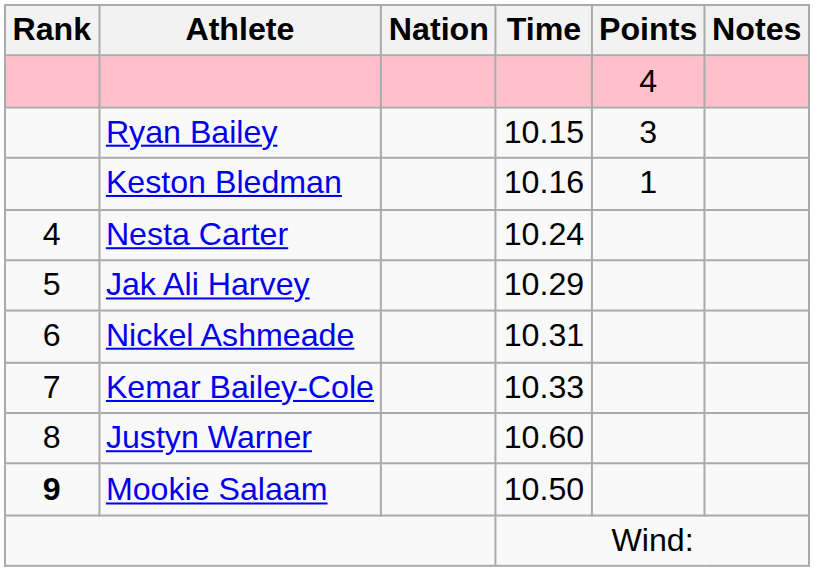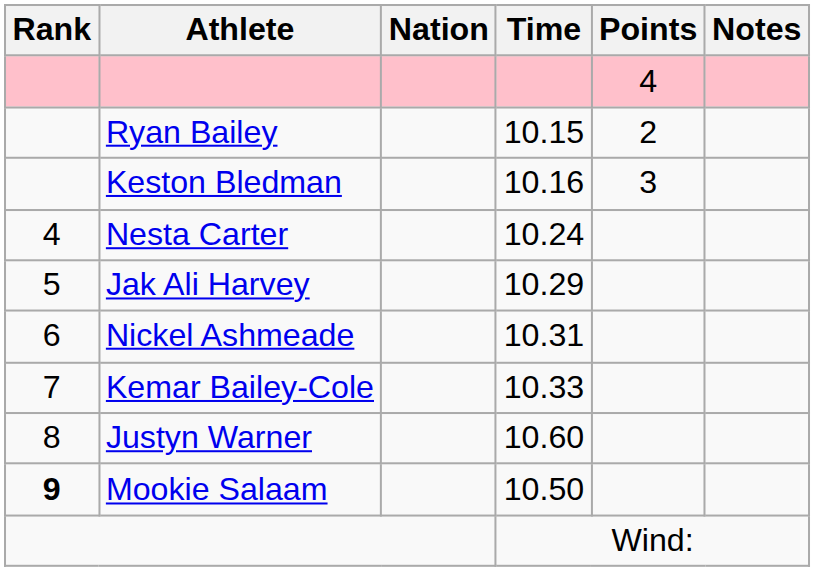(648, 132) 3 -> (648, 132) 2
(648, 183) 1 -> (648, 183) 3
